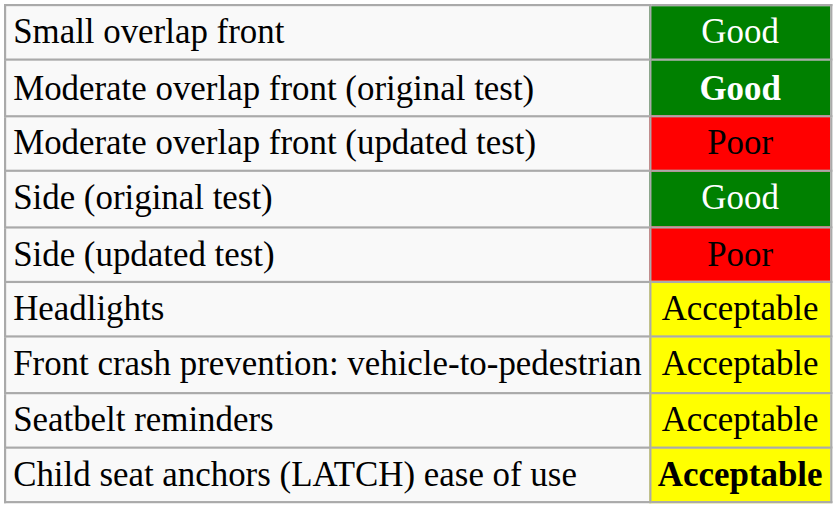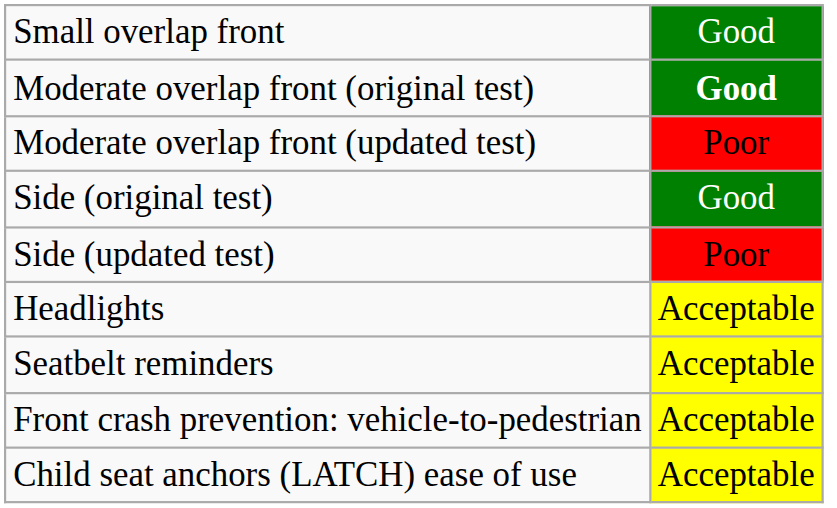rows swapped: (327, 364) <-> (143, 419)
(740, 474) bold -> (736, 474) normal
